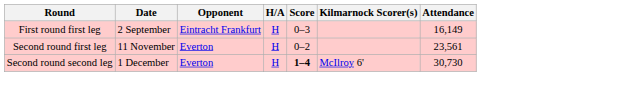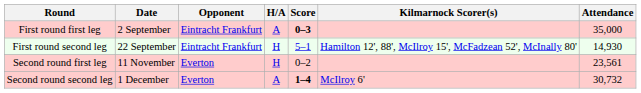(275, 29) H -> (276, 29) A
(302, 29) normal -> (303, 29) bold
(448, 29) 16,149 -> (608, 29) 35,000
+ row: (60, 46)
(275, 63) H -> (276, 79) A
(448, 63) 30,730 -> (608, 79) 30,732
